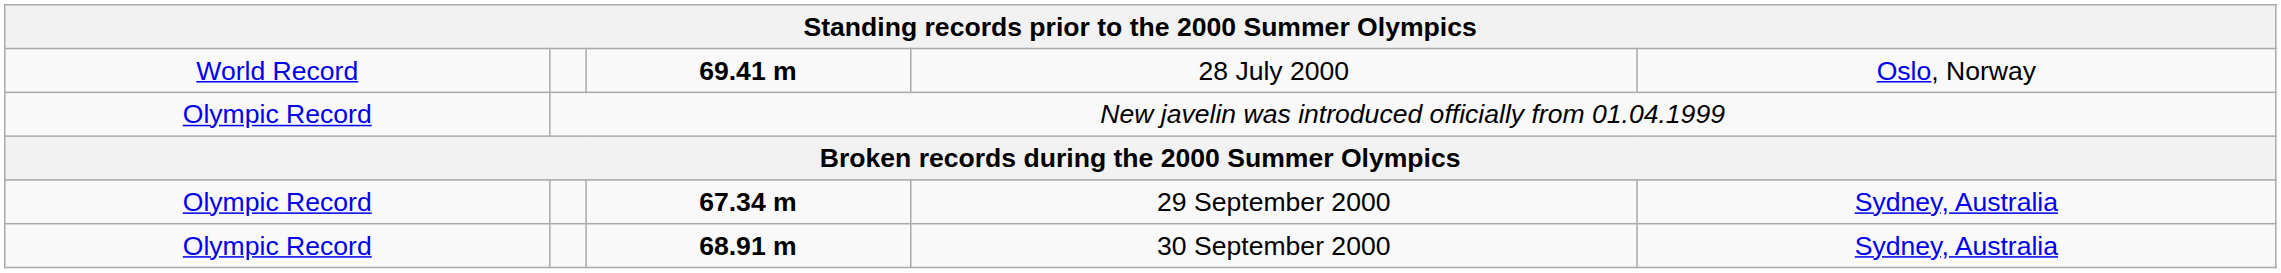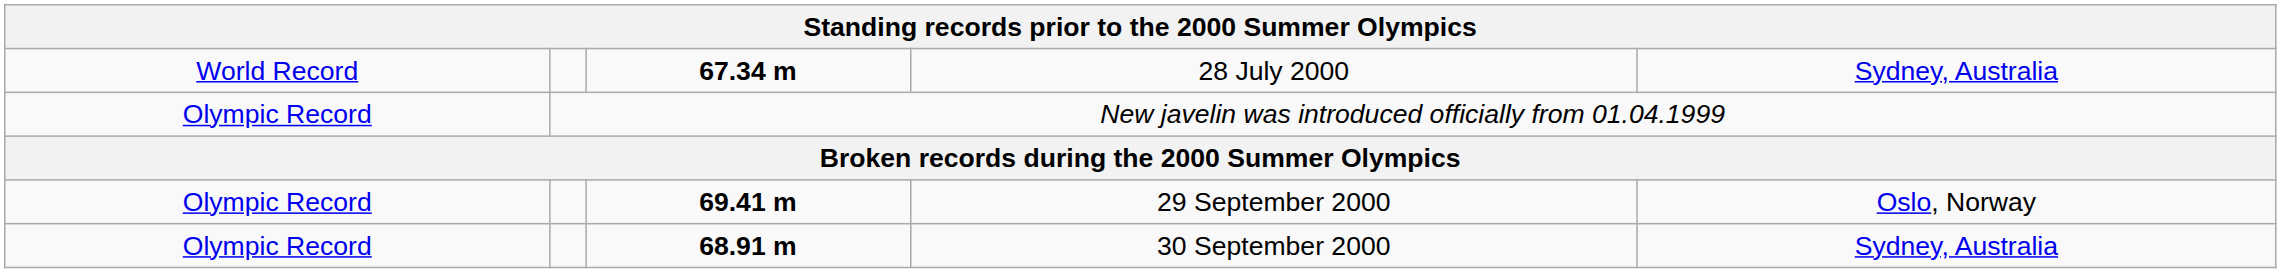(748, 69) 69.41 m -> (748, 69) 67.34 m
(1956, 69) Oslo, Norway -> (1956, 69) Sydney, Australia
(748, 201) 67.34 m -> (748, 201) 69.41 m
(1956, 201) Sydney, Australia -> (1956, 201) Oslo, Norway
